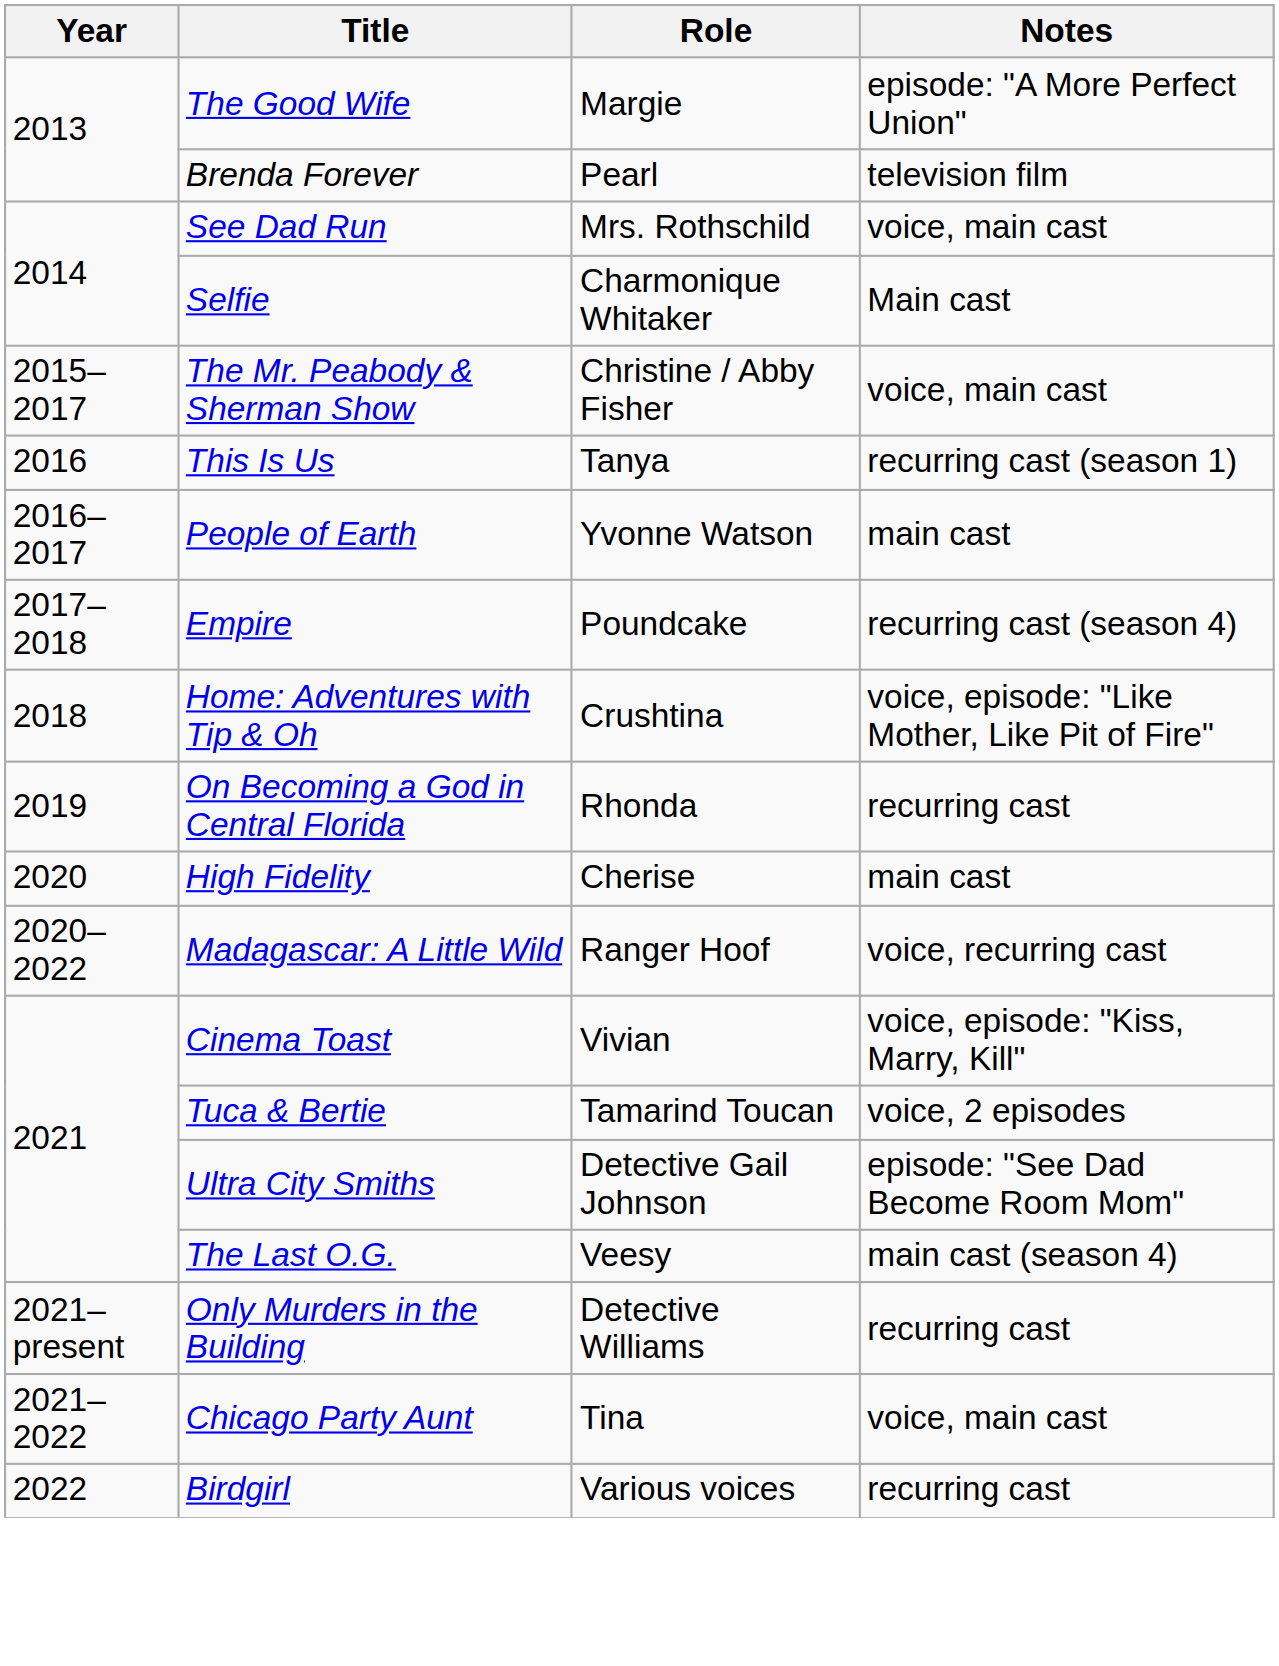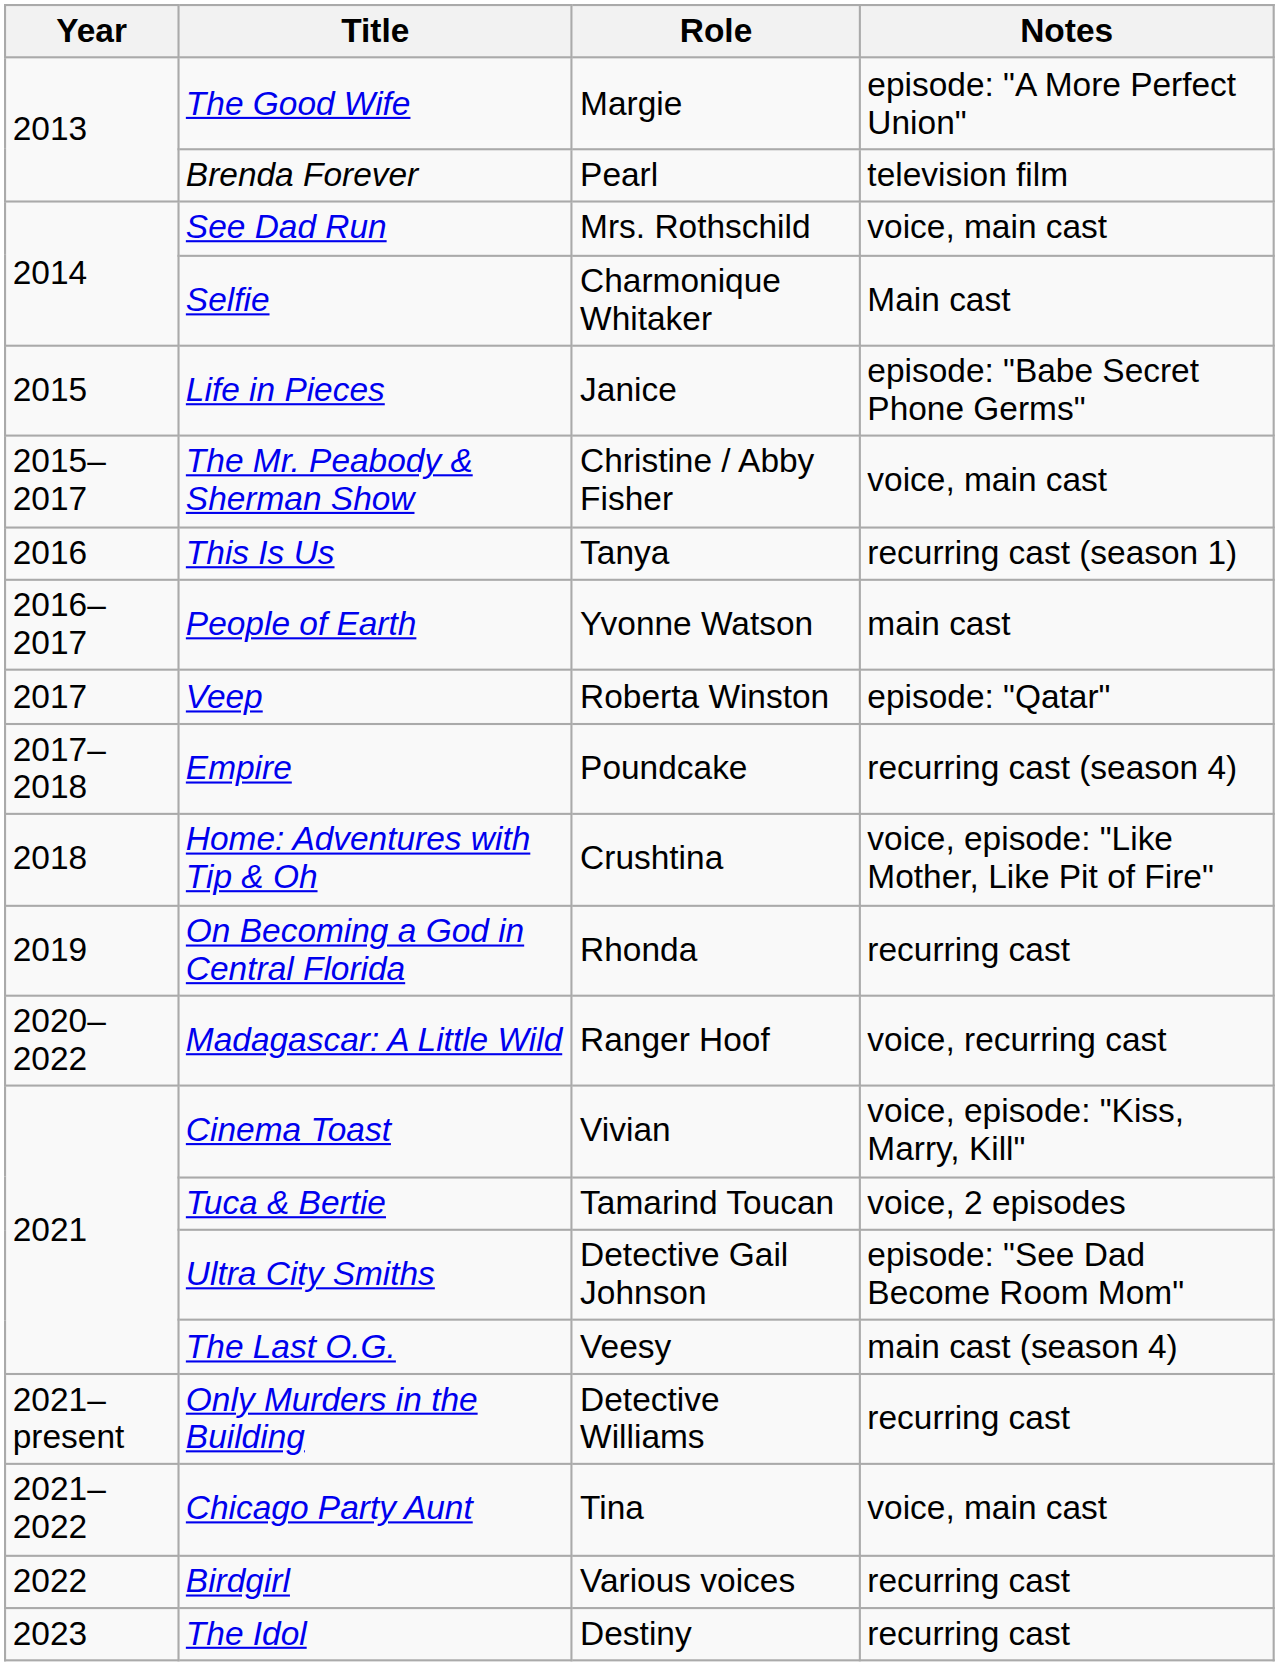+ row: (285, 390)
+ row: (224, 696)
- row: (278, 877)
+ row: (246, 1633)
